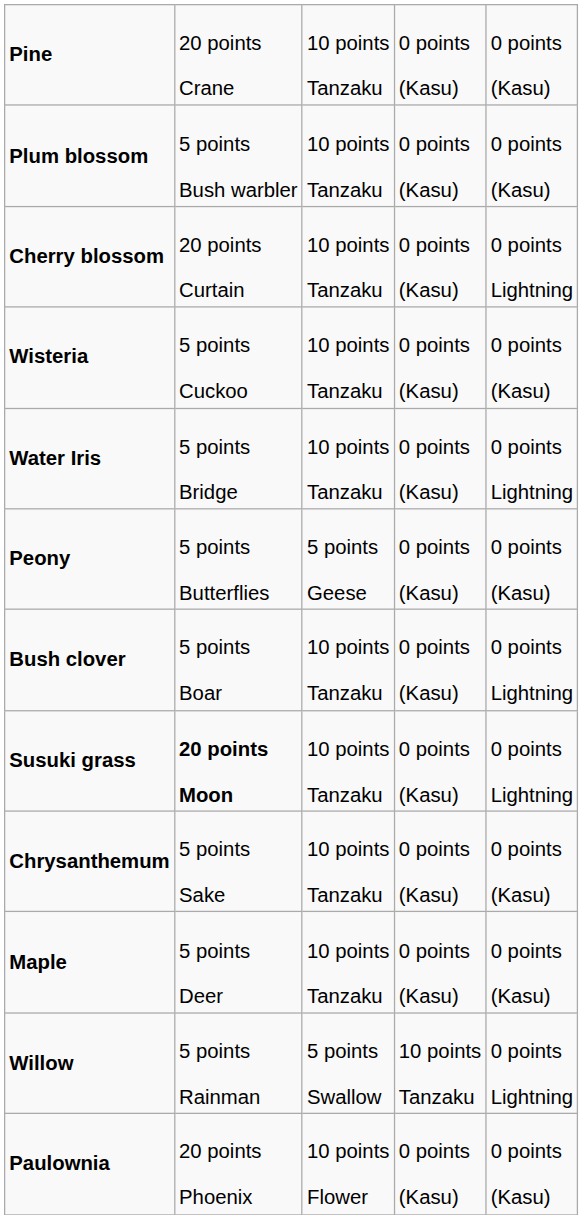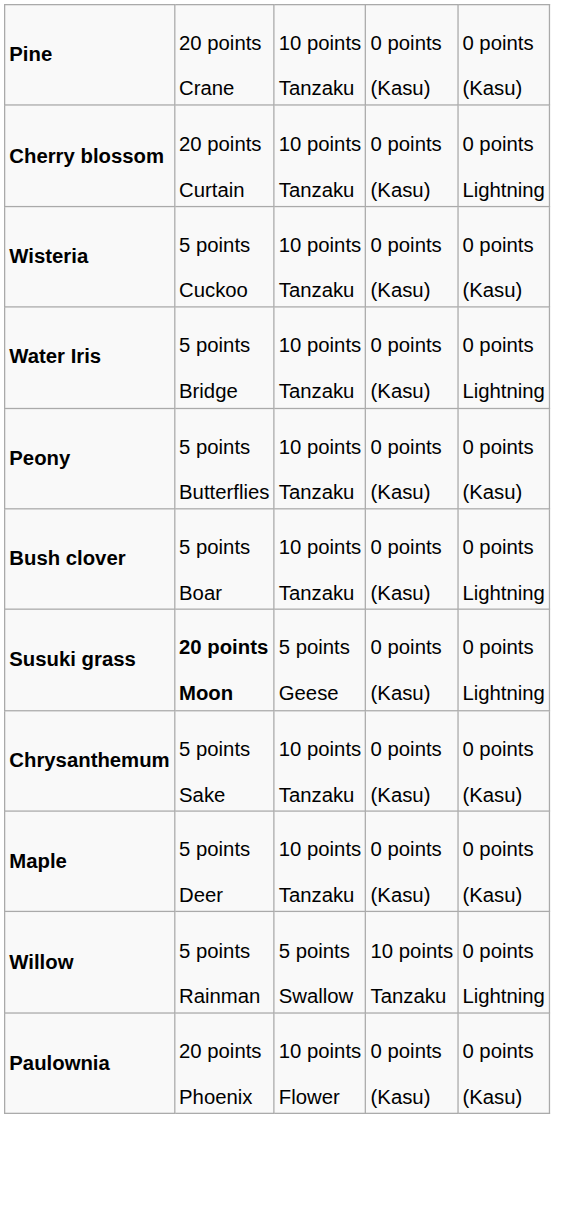- row: (79, 155)
(343, 570) 5 points Geese -> (320, 469) 10 points Tanzaku
(348, 771) 10 points Tanzaku -> (314, 671) 5 points Geese
